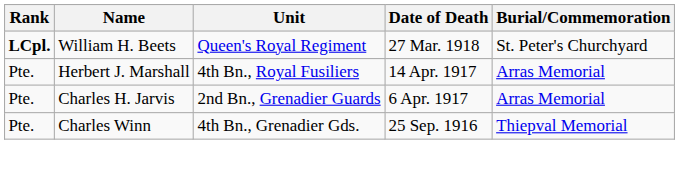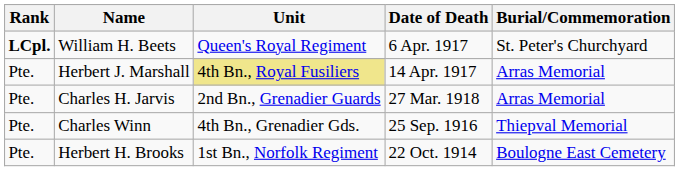(434, 44) 27 Mar. 1918 -> (428, 44) 6 Apr. 1917
(278, 71) no background -> (278, 71) khaki background
(428, 98) 6 Apr. 1917 -> (434, 98) 27 Mar. 1918
+ row: (121, 152)
